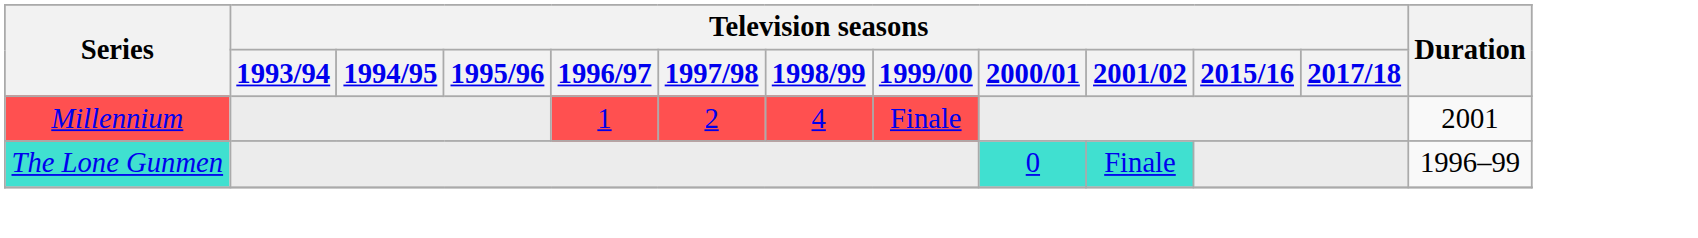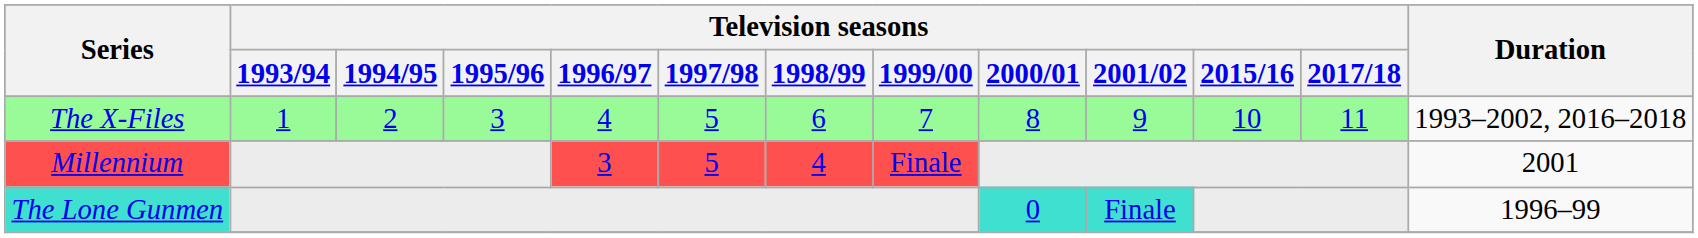+ row: (117, 118)
(605, 118) 1 -> (605, 163) 3
(712, 118) 2 -> (712, 163) 5
